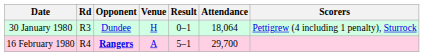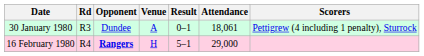(154, 28) H -> (154, 28) A
(225, 28) 18,064 -> (225, 28) 18,061
(154, 44) A -> (154, 44) H
(225, 44) 29,700 -> (225, 44) 29,000
